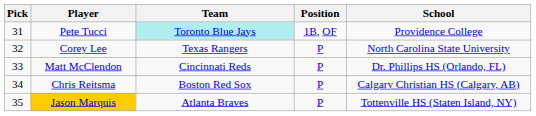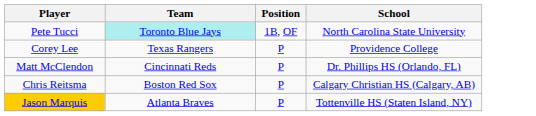- column: (18, 13)
(439, 31) Providence College -> (394, 31) North Carolina State University
(439, 48) North Carolina State University -> (394, 48) Providence College
